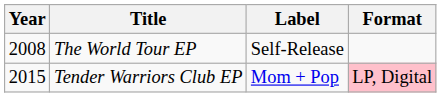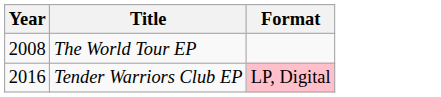- column: (297, 19)
(27, 77) 2015 -> (27, 77) 2016
